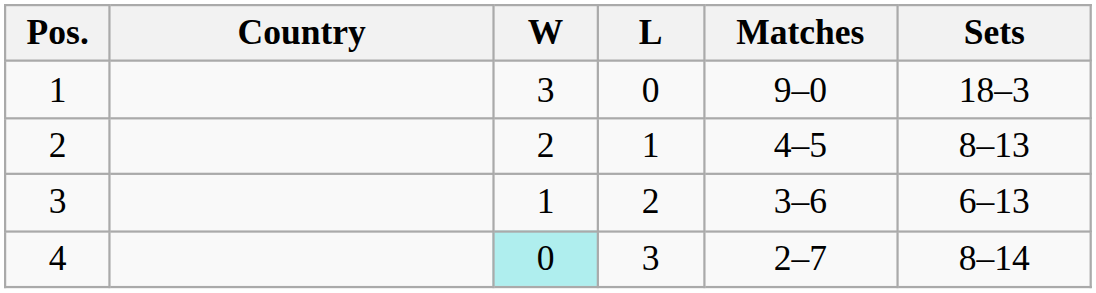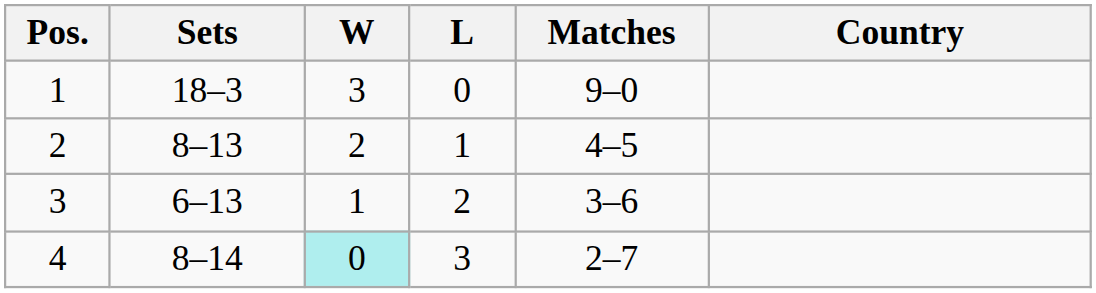columns swapped: (302, 32) <-> (994, 32)
